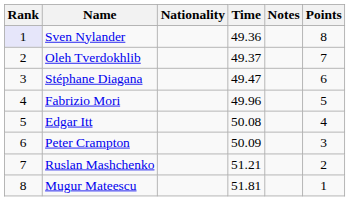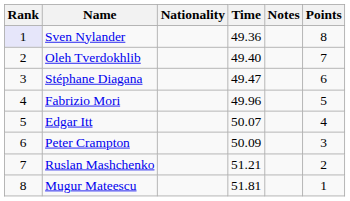(246, 57) 49.37 -> (246, 57) 49.40
(246, 121) 50.08 -> (246, 121) 50.07
